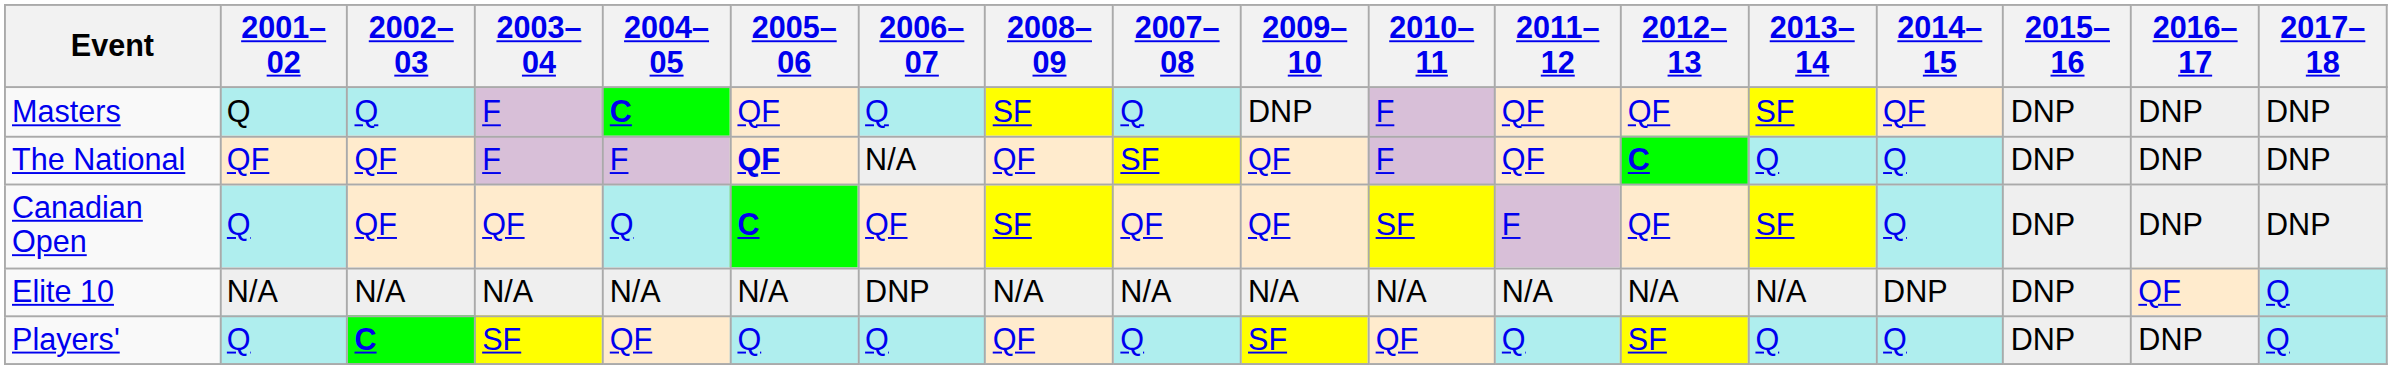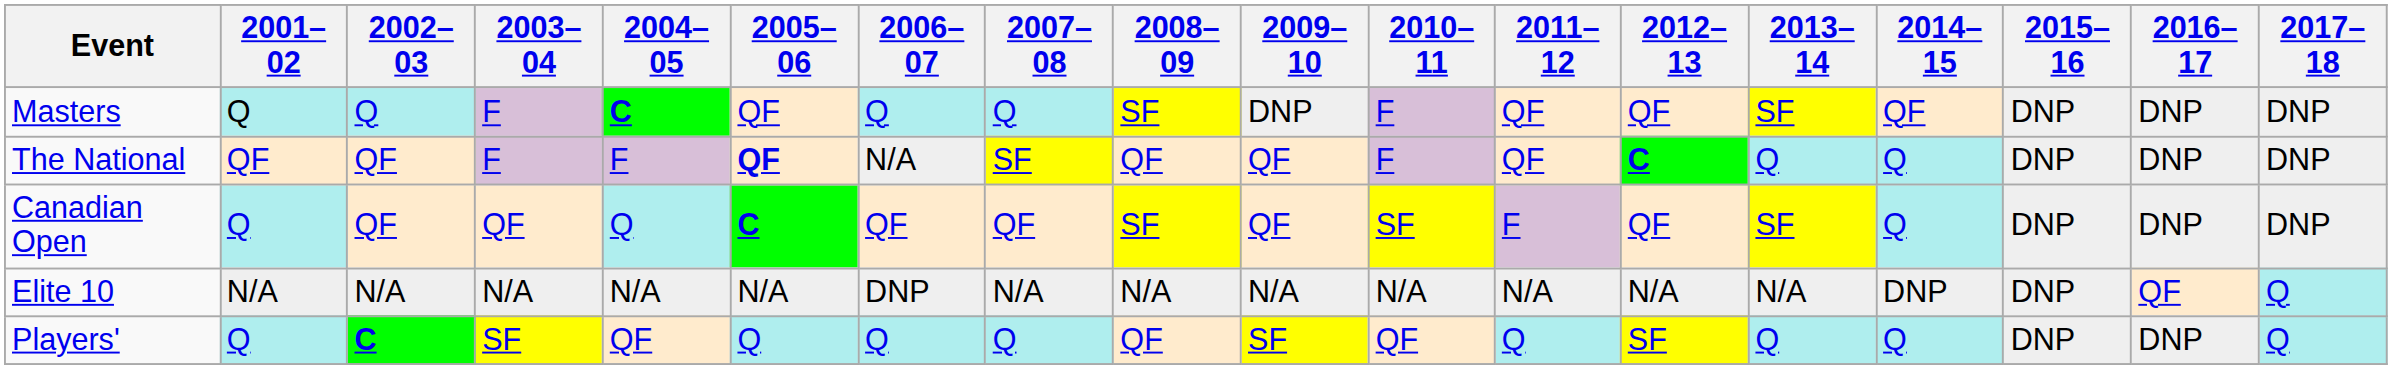columns swapped: (1177, 45) <-> (1049, 45)
